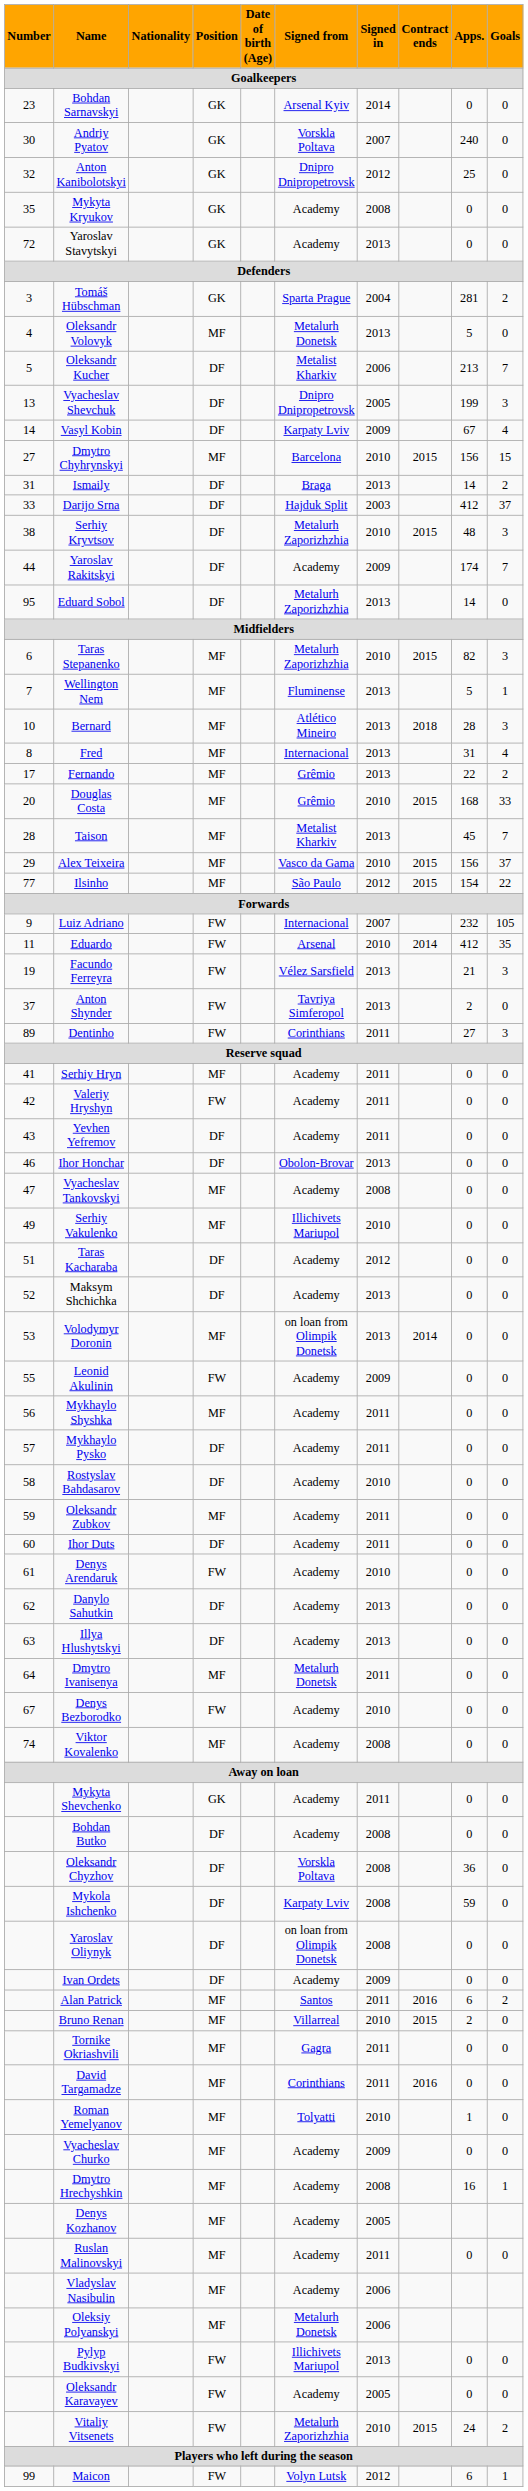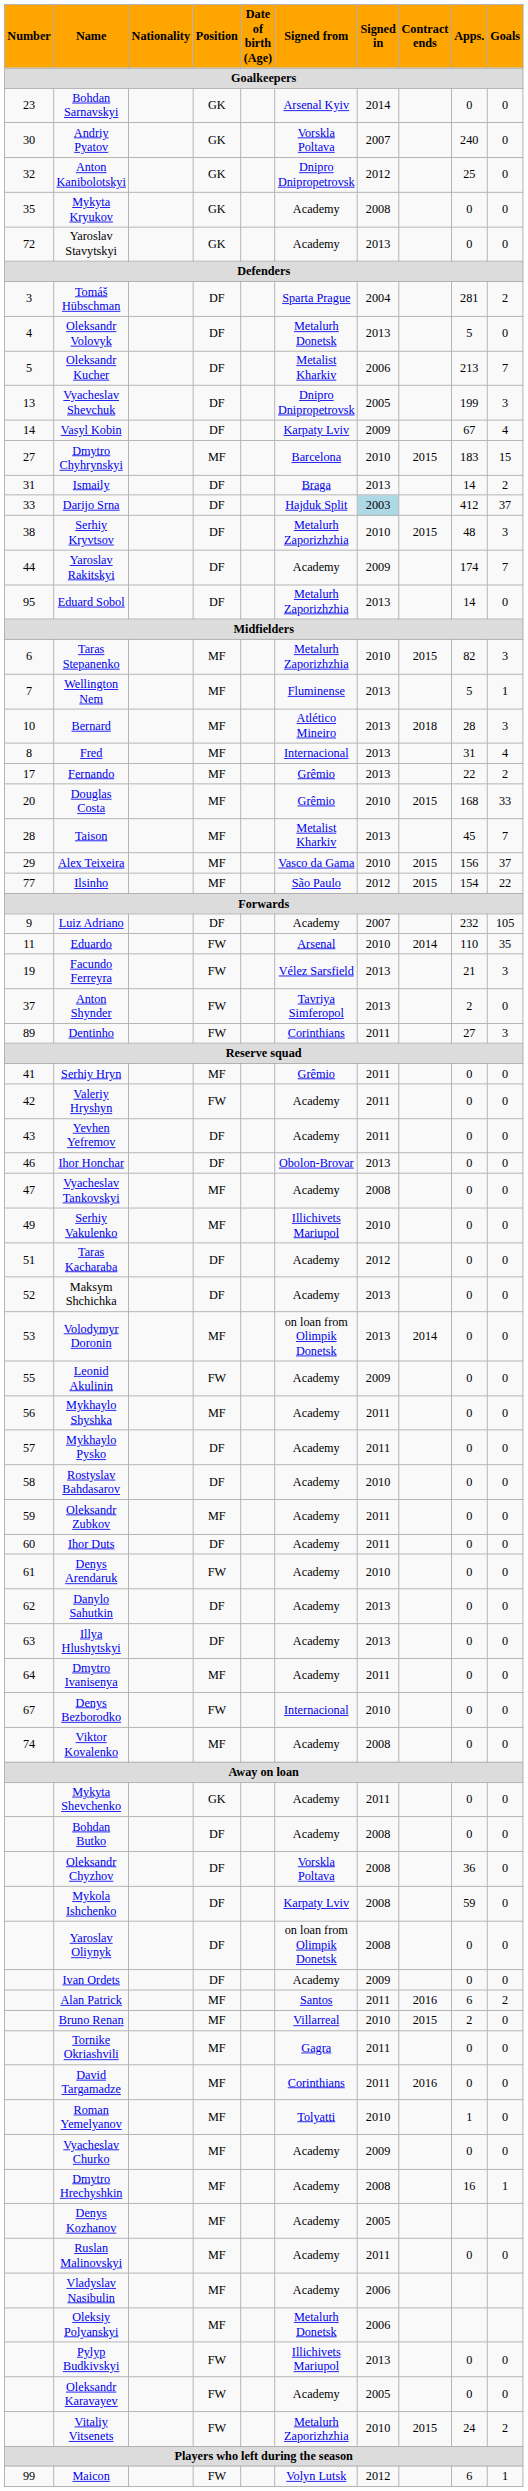(217, 299) GK -> (217, 299) DF
(217, 333) MF -> (217, 333) DF
(469, 458) 156 -> (469, 458) 183
(378, 505) no background -> (378, 505) lightblue background
(217, 924) FW -> (217, 924) DF
(316, 924) Internacional -> (316, 924) Academy
(469, 944) 412 -> (469, 944) 110
(316, 1074) Academy -> (316, 1074) Grêmio
(316, 1675) Metalurh Donetsk -> (316, 1675) Academy
(316, 1710) Academy -> (316, 1710) Internacional
